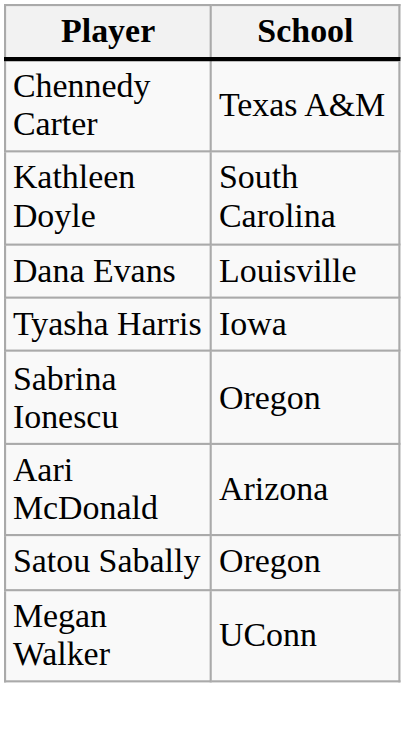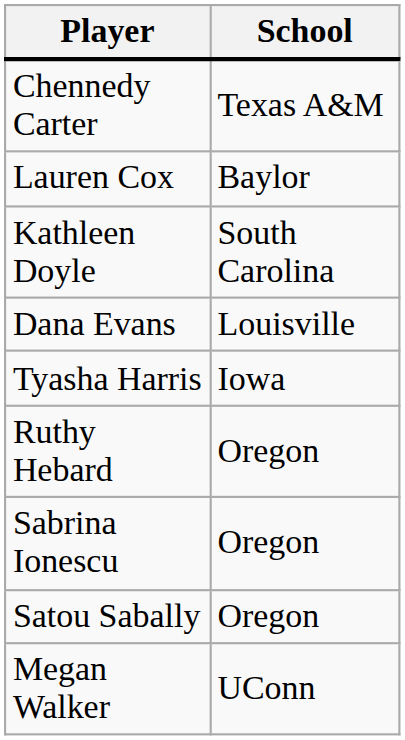+ row: (93, 178)
+ row: (63, 450)
- row: (85, 488)
